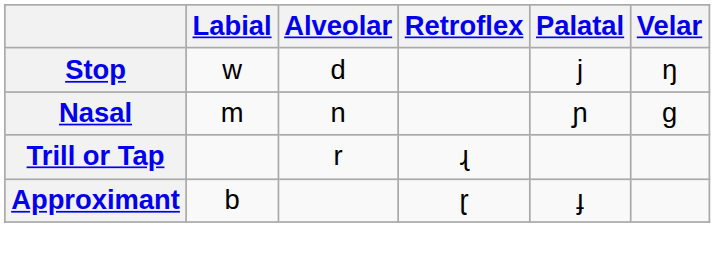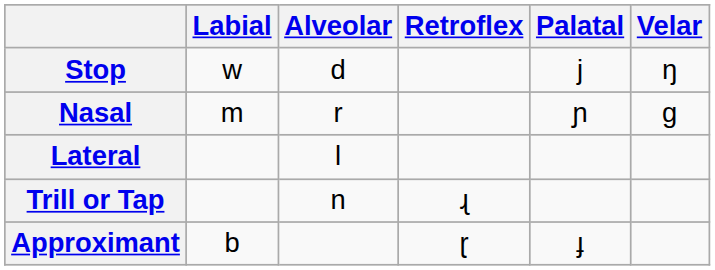(338, 112) n -> (338, 112) r
+ row: (96, 156)
(338, 156) r -> (338, 199) n
